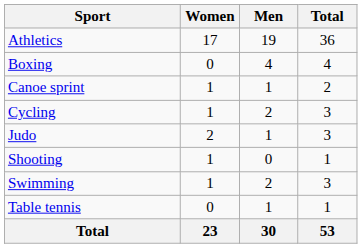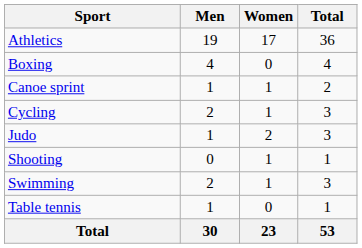columns swapped: (269, 16) <-> (210, 16)
